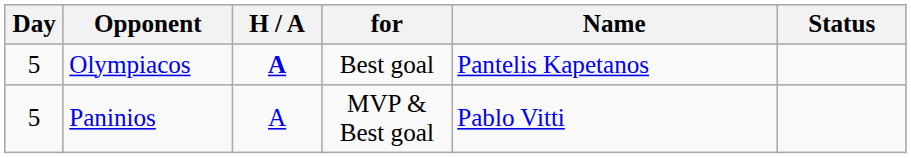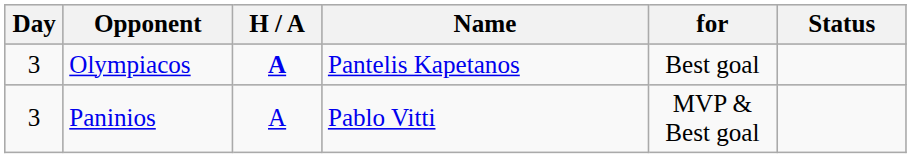columns swapped: (614, 24) <-> (387, 24)
(34, 64) 5 -> (34, 64) 3
(34, 118) 5 -> (34, 118) 3
